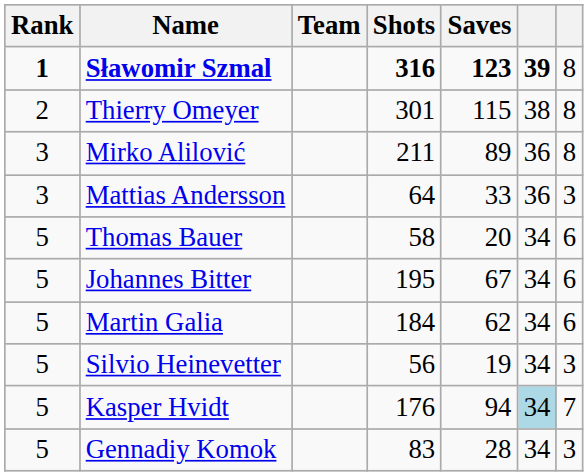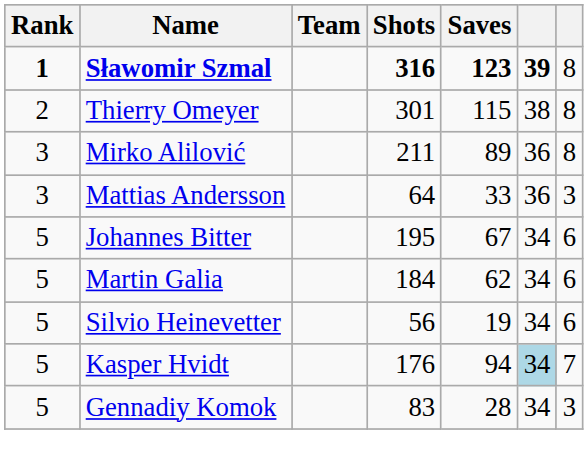- row: (164, 237)
(569, 364) 3 -> (569, 322) 6
